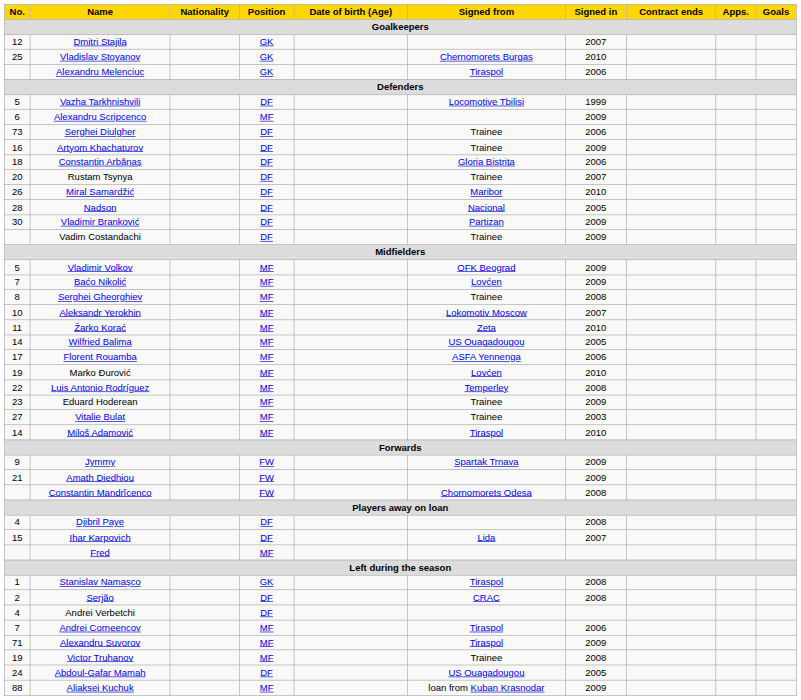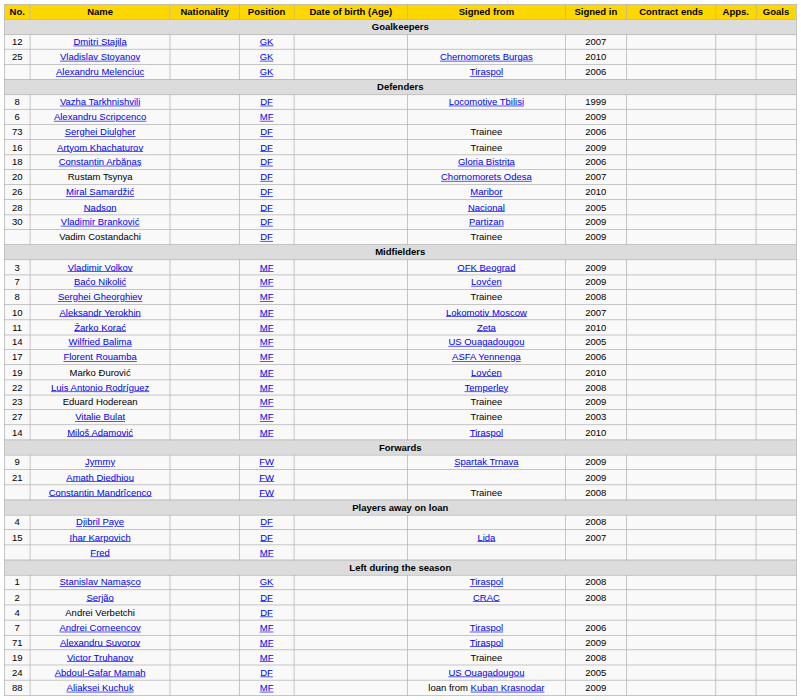(17, 102) 5 -> (17, 102) 8
(486, 177) Trainee -> (486, 177) Chornomorets Odesa
(17, 267) 5 -> (17, 267) 3
(486, 493) Chornomorets Odesa -> (486, 493) Trainee
